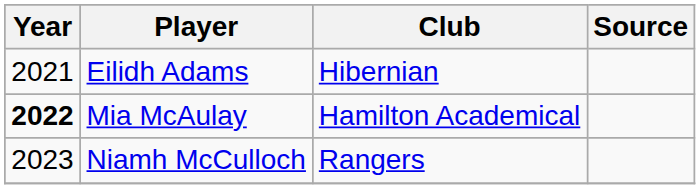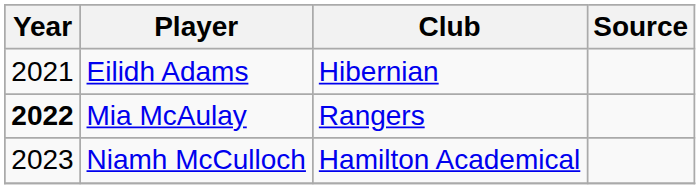(450, 115) Hamilton Academical -> (372, 115) Rangers
(372, 159) Rangers -> (450, 159) Hamilton Academical
